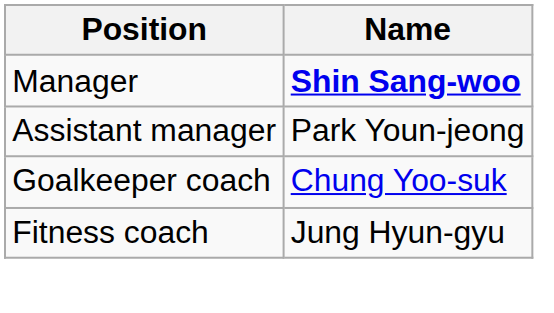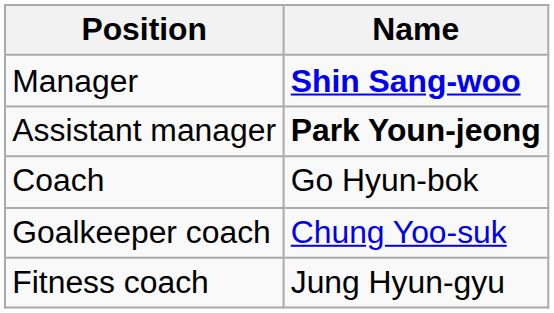(408, 130) normal -> (416, 130) bold
+ row: (58, 181)
